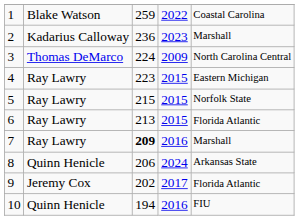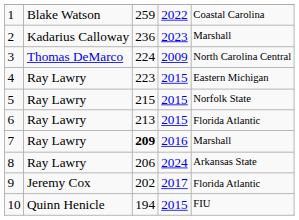(66, 162) Quinn Henicle -> (57, 162) Ray Lawry
(174, 204) 2016 -> (174, 204) 2015
